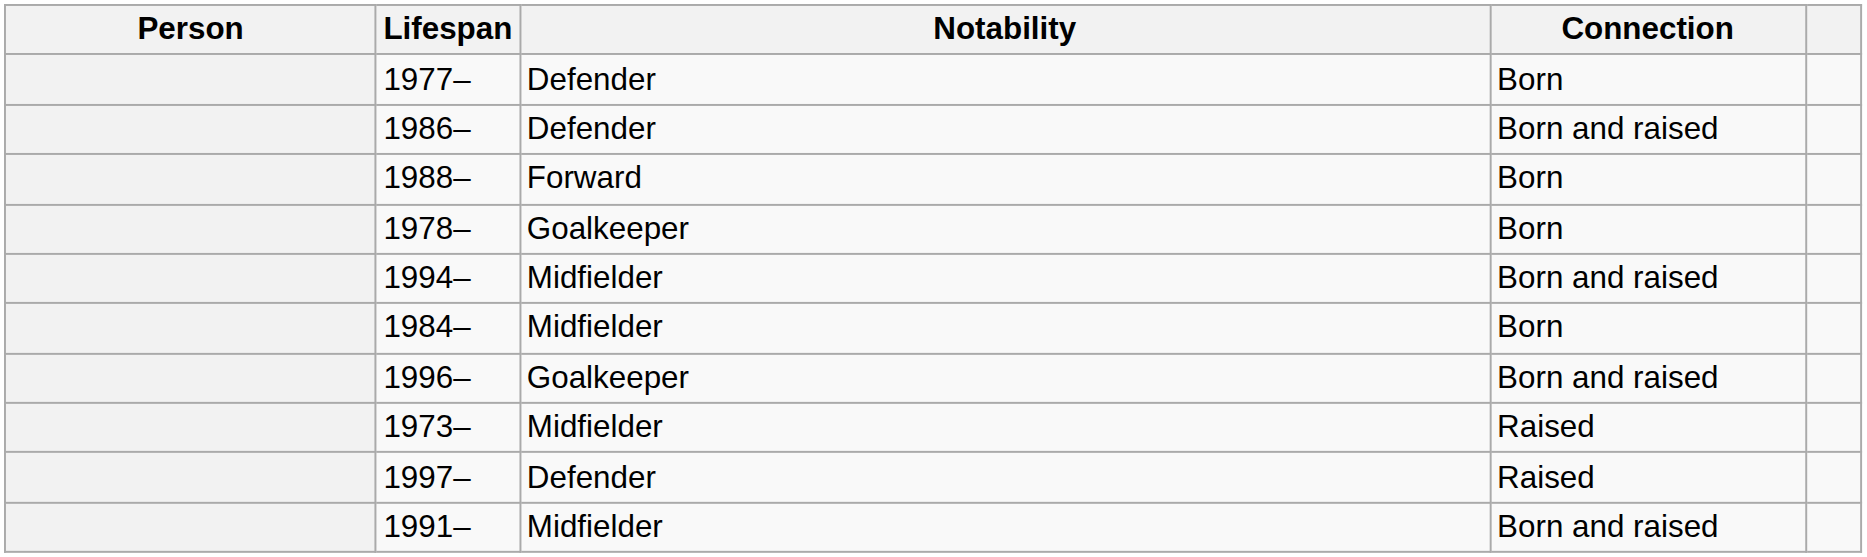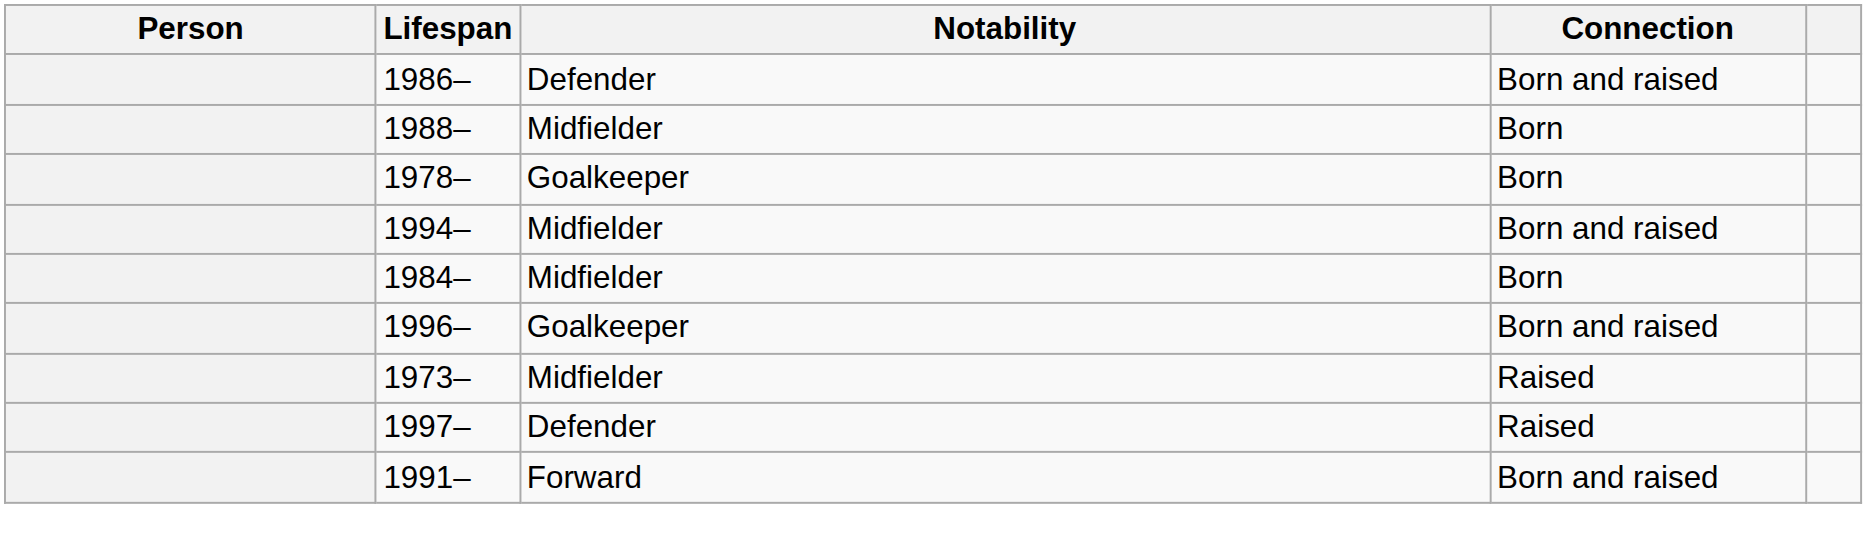- row: (427, 79)
(584, 178) Forward -> (595, 128) Midfielder
(595, 526) Midfielder -> (584, 476) Forward
